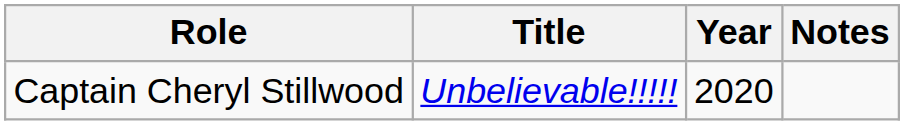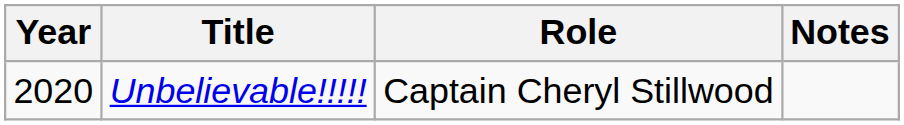columns swapped: (734, 32) <-> (209, 32)
